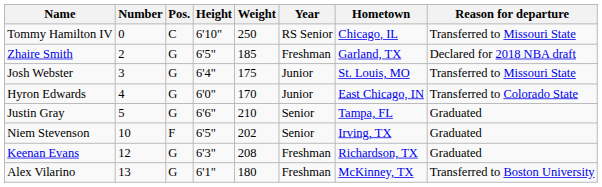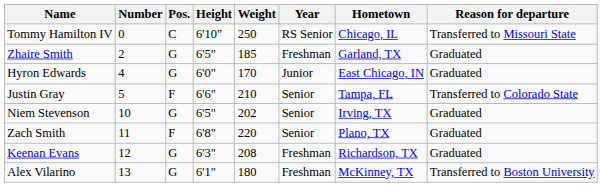(503, 53) Declared for 2018 NBA draft -> (456, 53) Graduated
- row: (40, 73)
(504, 93) Transferred to Colorado State -> (456, 73) Graduated
(173, 113) G -> (172, 93) F
(456, 113) Graduated -> (504, 93) Transferred to Colorado State
(172, 133) F -> (173, 113) G
+ row: (36, 133)
